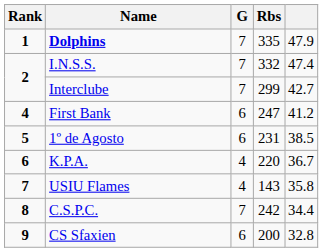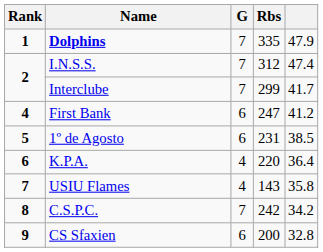(269, 65) 332 -> (269, 65) 312
(301, 89) 42.7 -> (301, 89) 41.7
(301, 162) 36.7 -> (301, 162) 36.4
(301, 210) 34.4 -> (301, 210) 34.2
